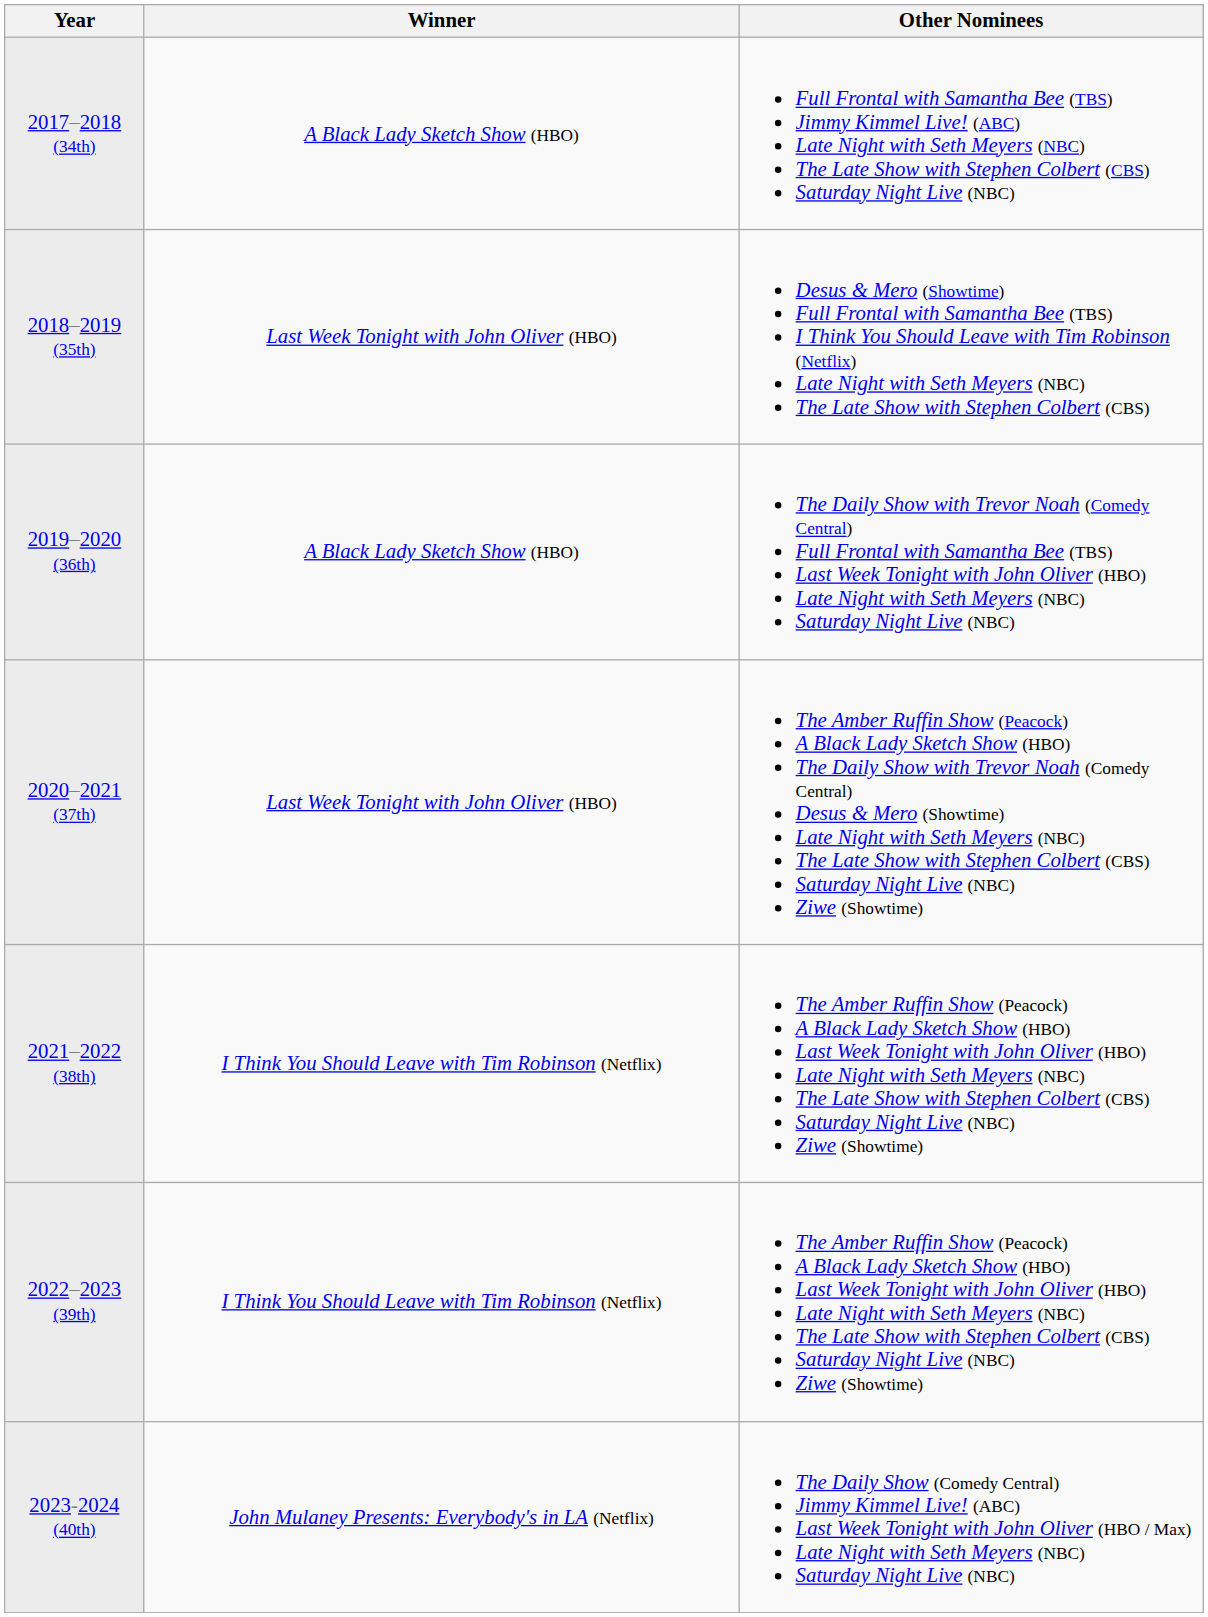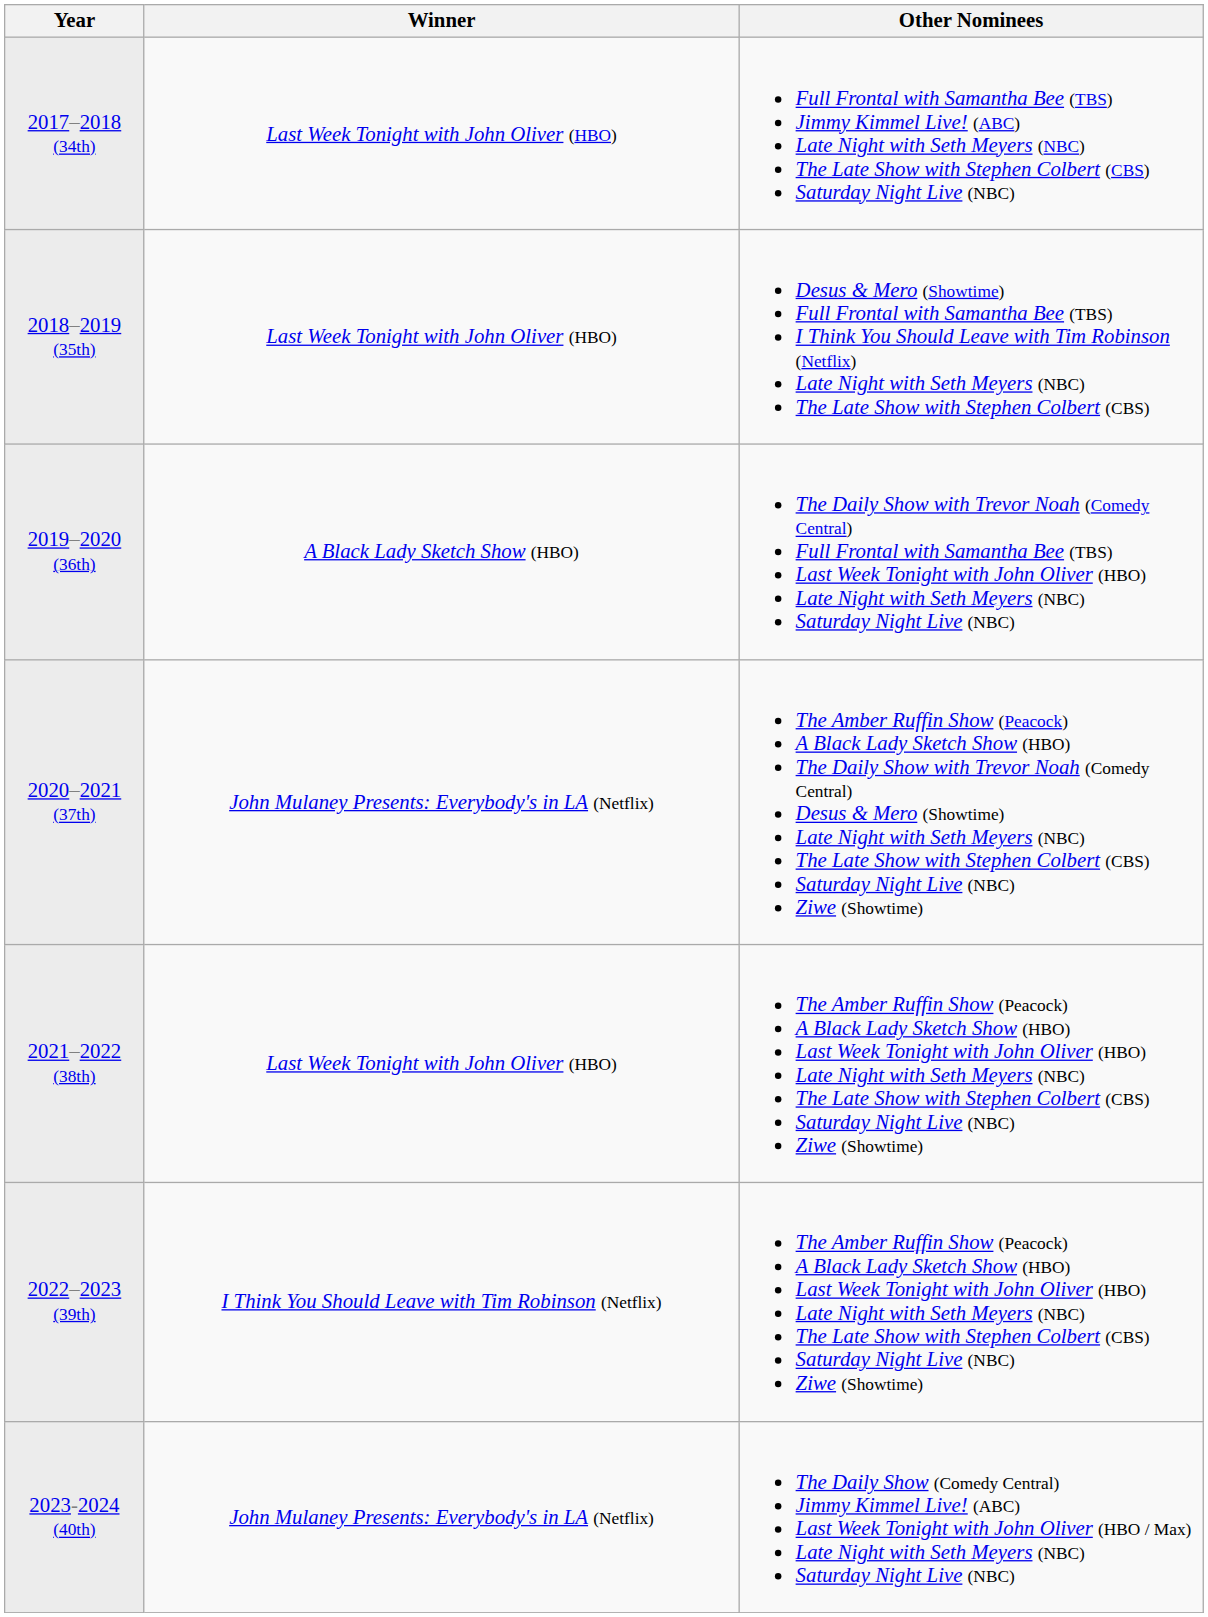(442, 133) A Black Lady Sketch Show (HBO) -> (442, 133) Last Week Tonight with John Oliver (HBO)
(442, 801) Last Week Tonight with John Oliver (HBO) -> (442, 801) John Mulaney Presents: Everybody's in LA (Netflix)
(442, 1063) I Think You Should Leave with Tim Robinson (Netflix) -> (442, 1063) Last Week Tonight with John Oliver (HBO)
